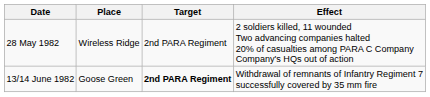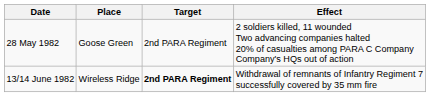(109, 43) Wireless Ridge -> (106, 43) Goose Green
(106, 79) Goose Green -> (109, 79) Wireless Ridge
